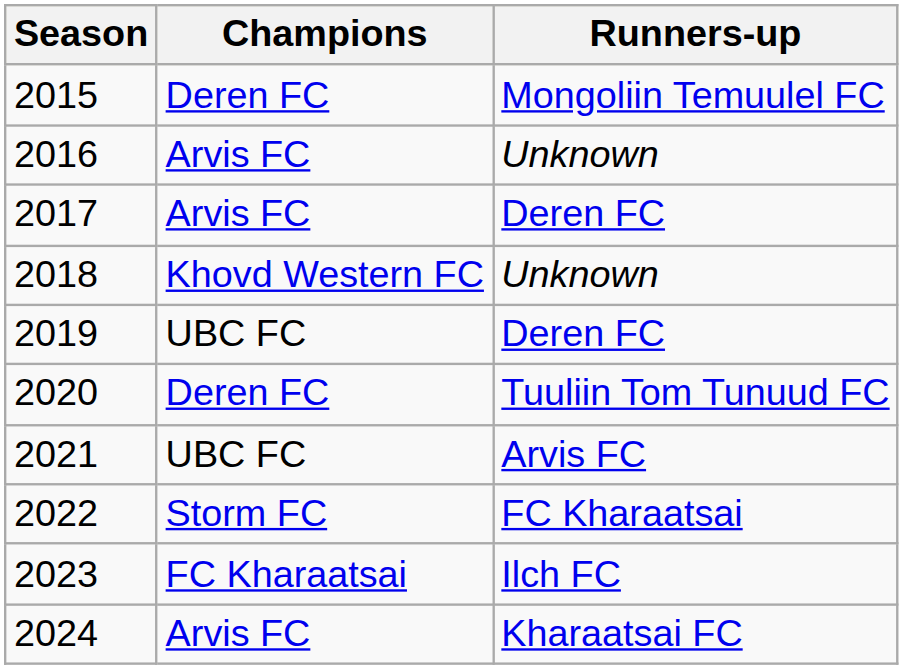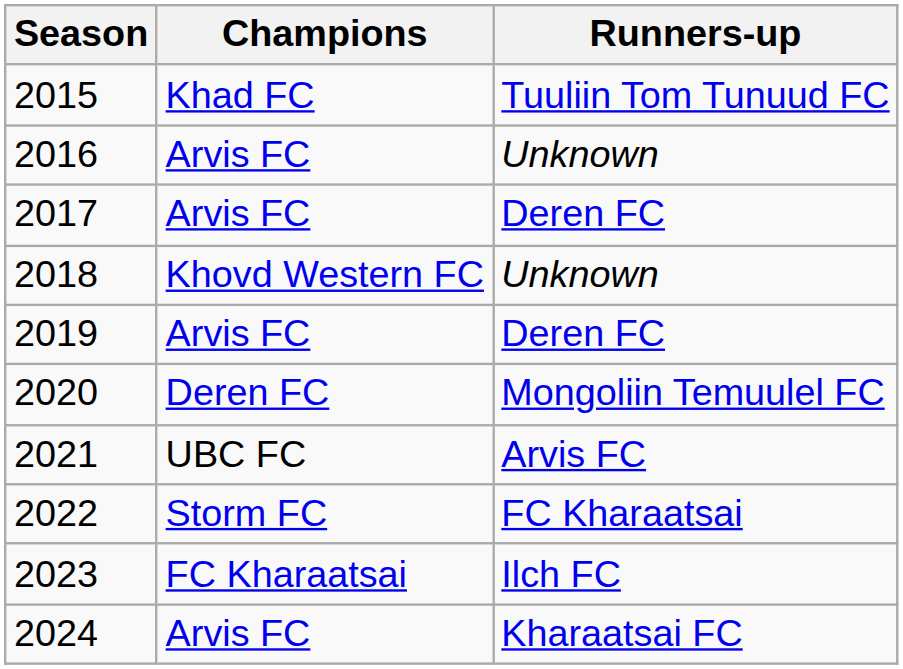(247, 94) Deren FC -> (240, 94) Khad FC
(693, 94) Mongoliin Temuulel FC -> (695, 94) Tuuliin Tom Tunuud FC
(236, 333) UBC FC -> (238, 333) Arvis FC
(695, 393) Tuuliin Tom Tunuud FC -> (693, 393) Mongoliin Temuulel FC
